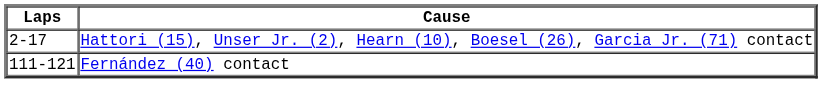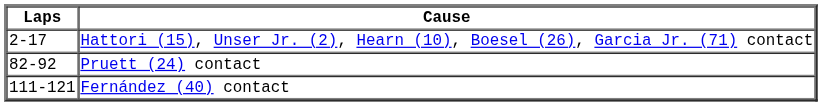+ row: (171, 64)
